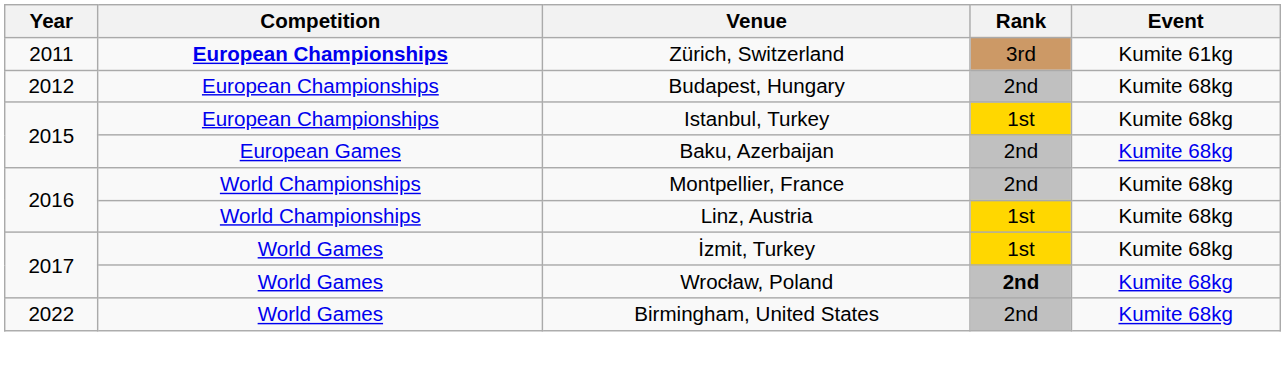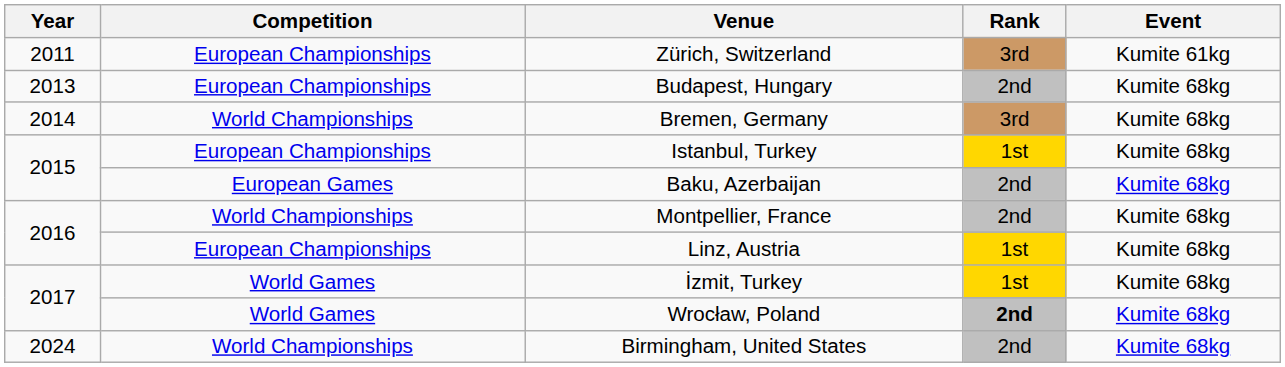(320, 54) bold -> (312, 54) normal
(51, 86) 2012 -> (52, 86) 2013
+ row: (744, 119)
(320, 217) World Championships -> (312, 249) European Championships
(51, 314) 2022 -> (52, 347) 2024
(320, 314) World Games -> (312, 347) World Championships
